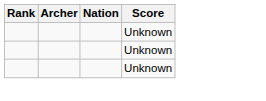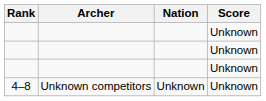+ row: (21, 86)
